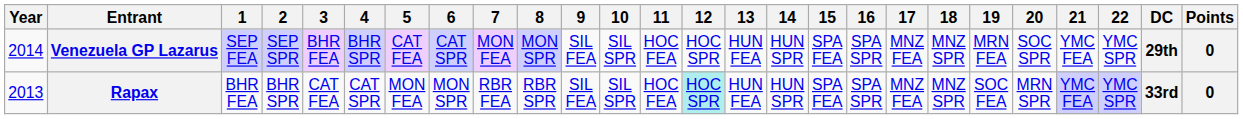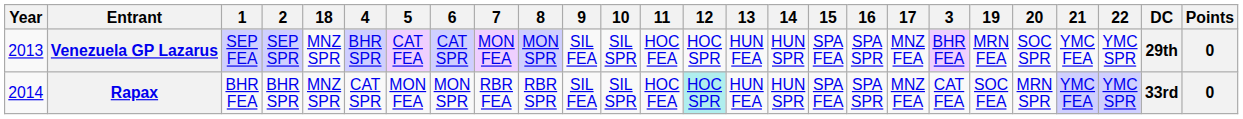columns swapped: (324, 17) <-> (949, 17)
(26, 50) 2014 -> (26, 50) 2013
(26, 92) 2013 -> (26, 92) 2014
